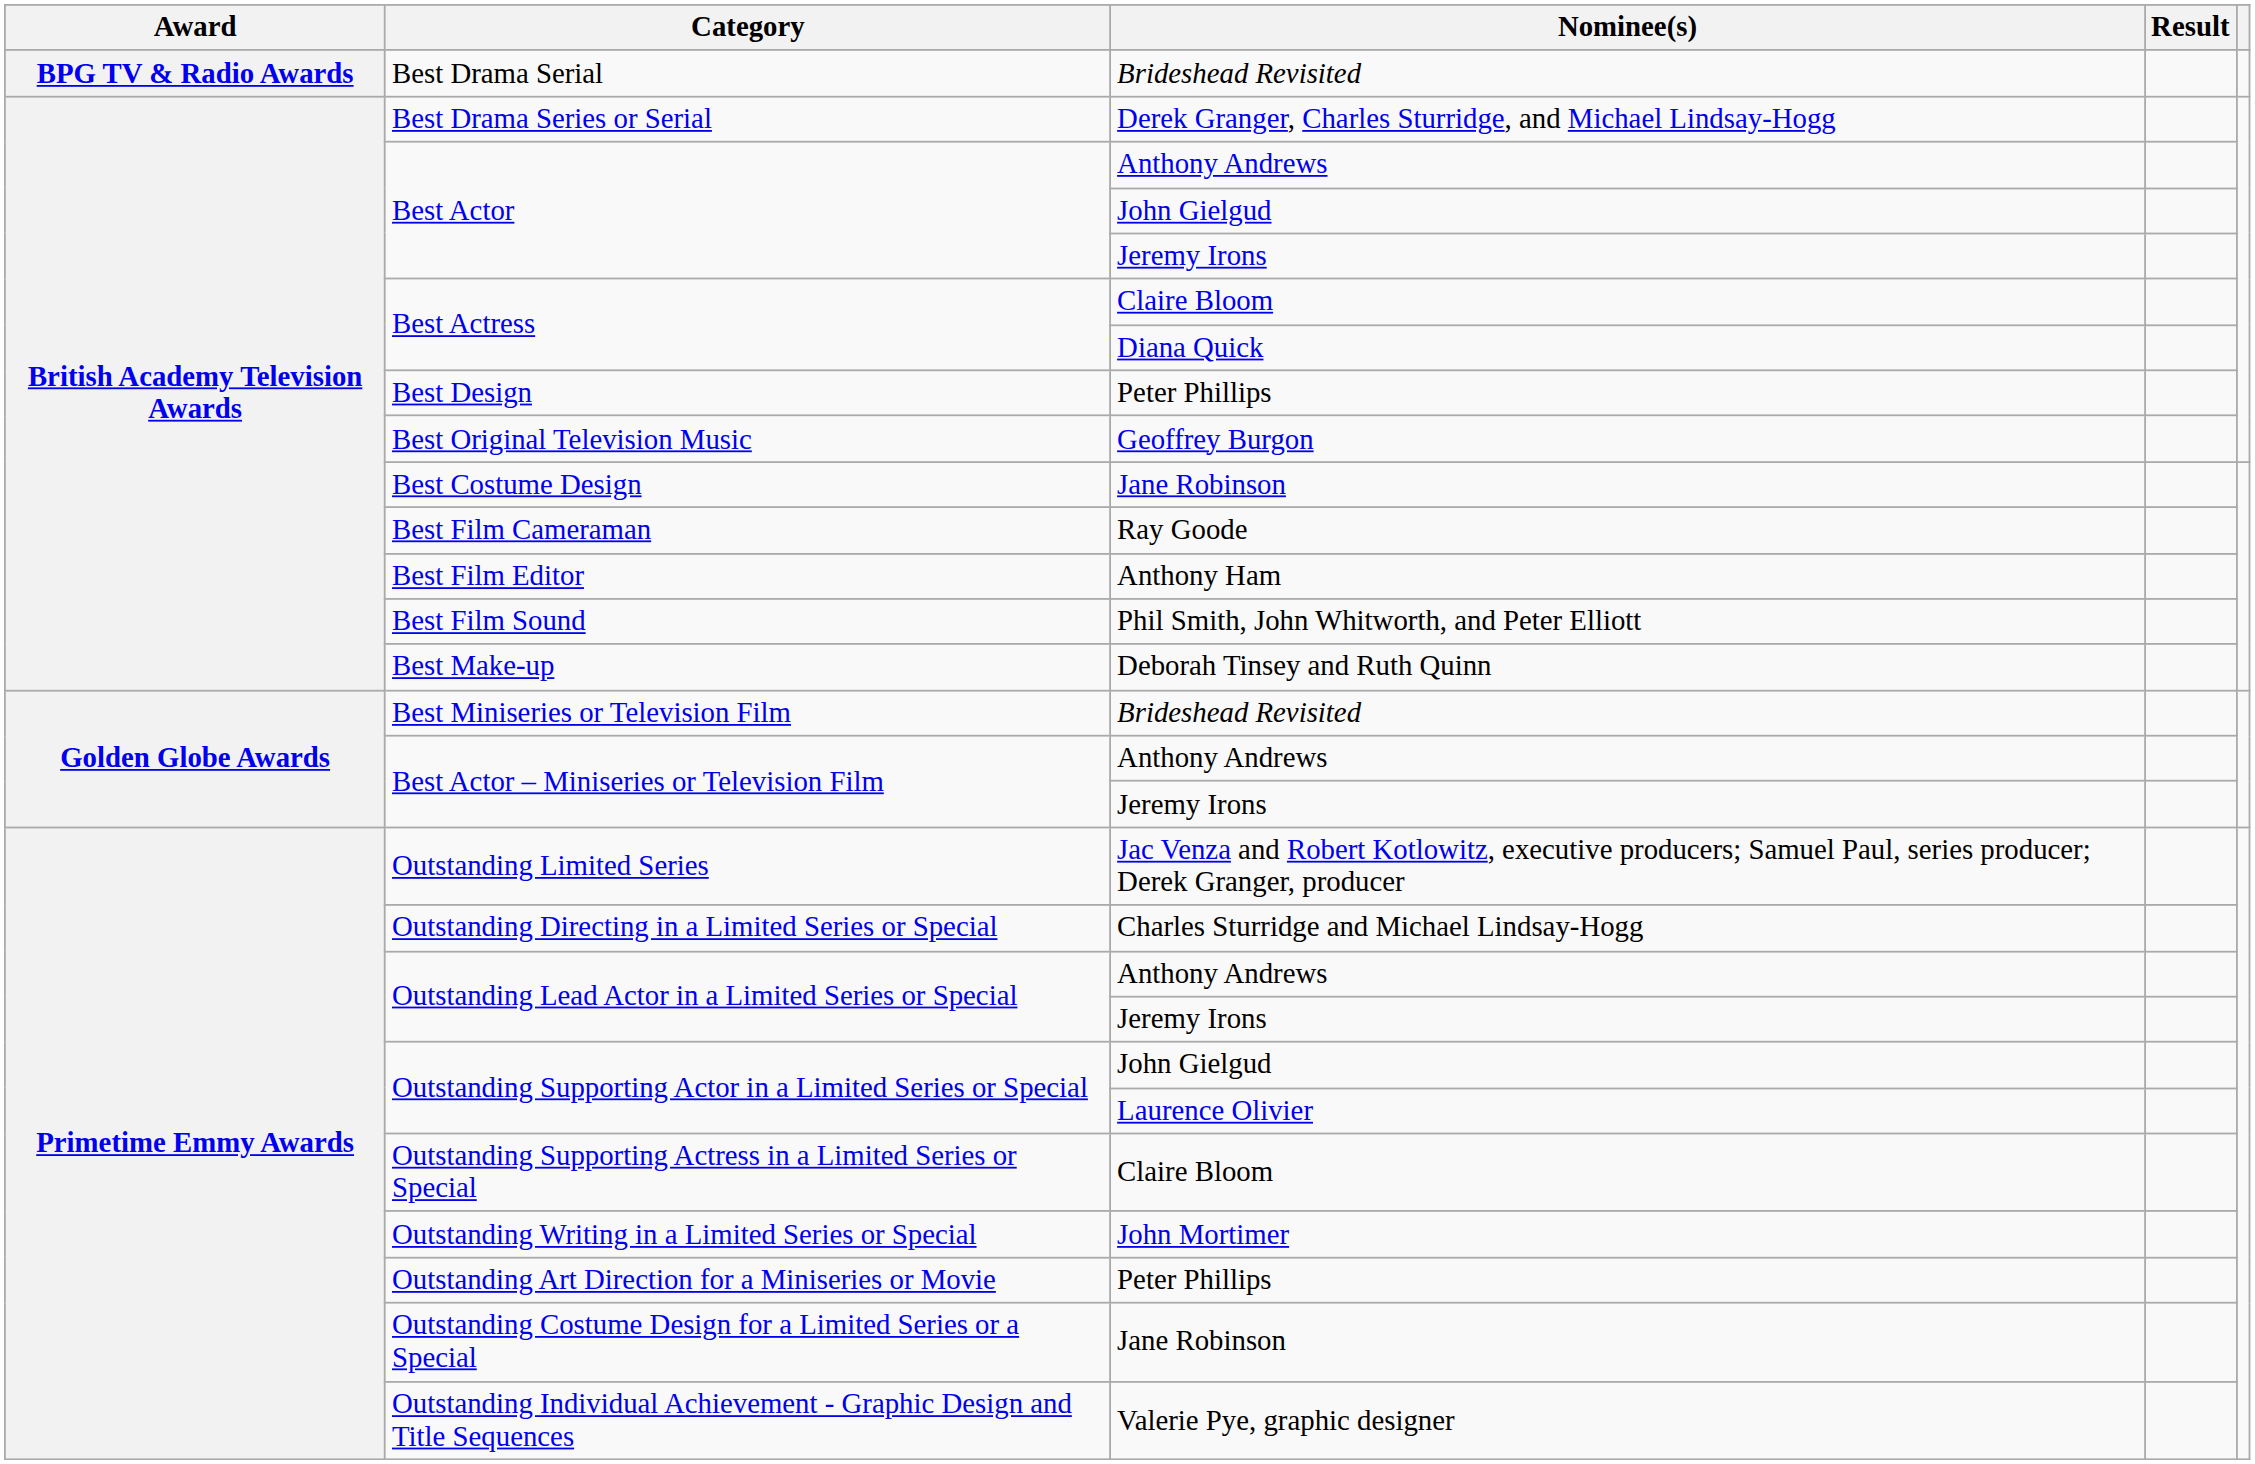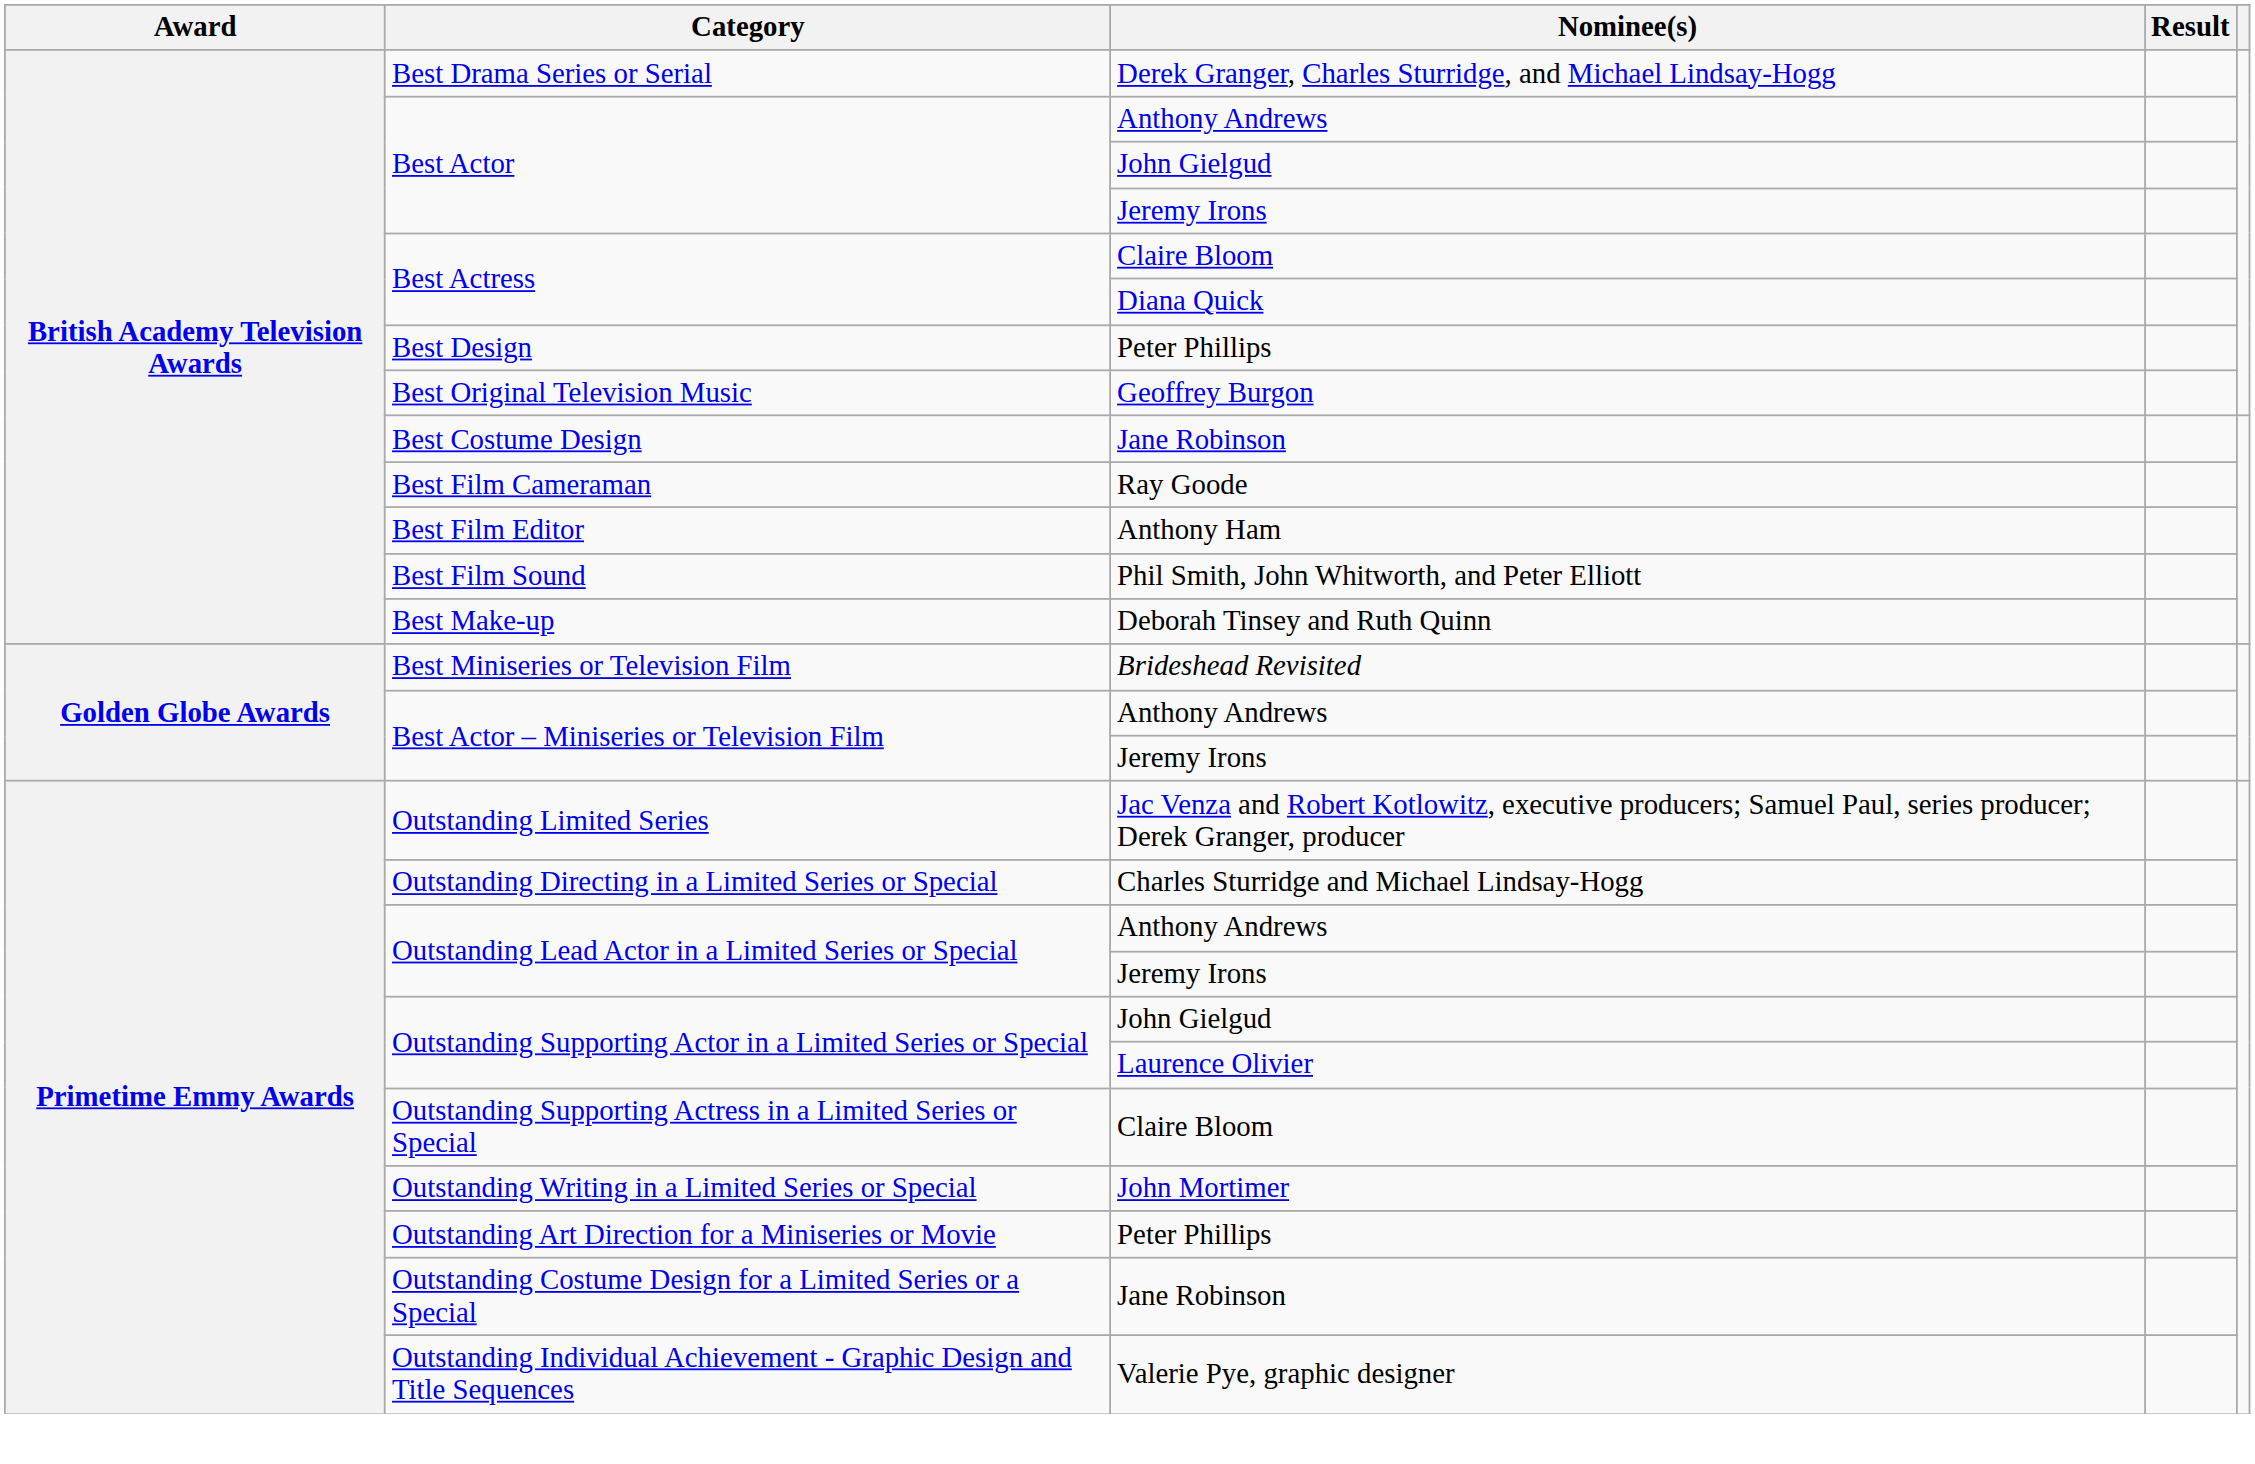- row: (498, 73)
